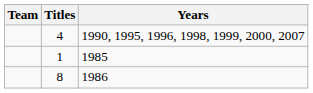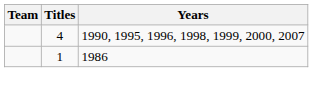- row: (95, 56)
(60, 77) 8 -> (60, 56) 1
